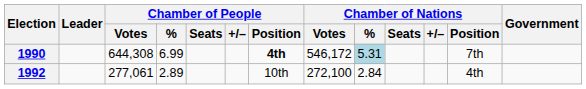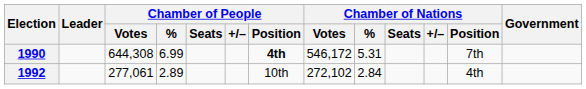(370, 53) lightblue background -> (370, 53) no background
(329, 73) 272,100 -> (329, 73) 272,102
